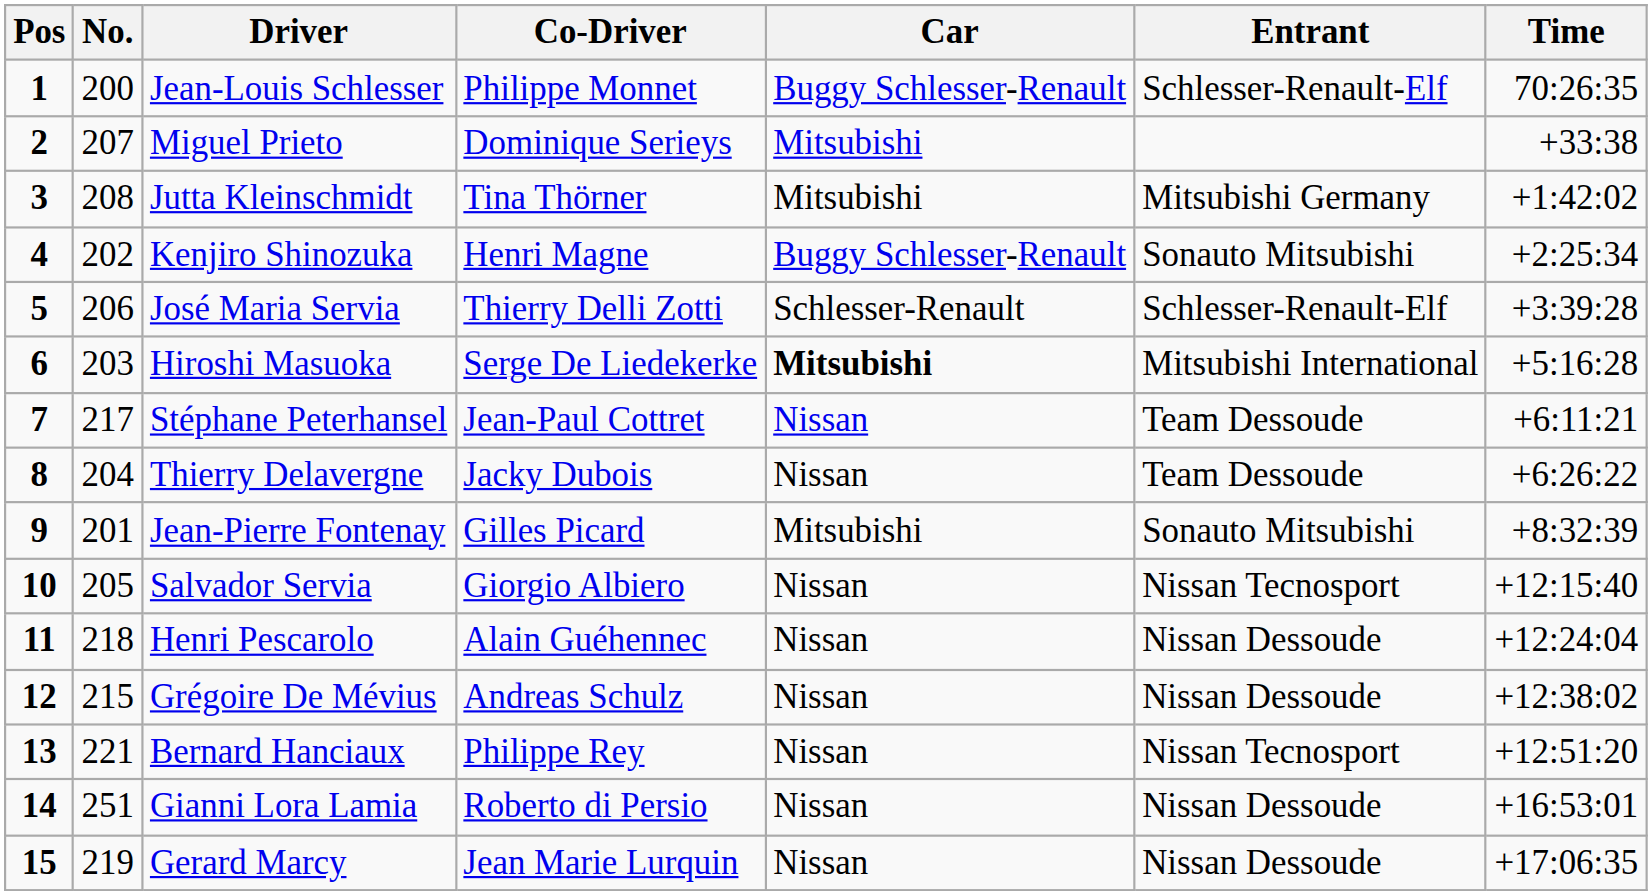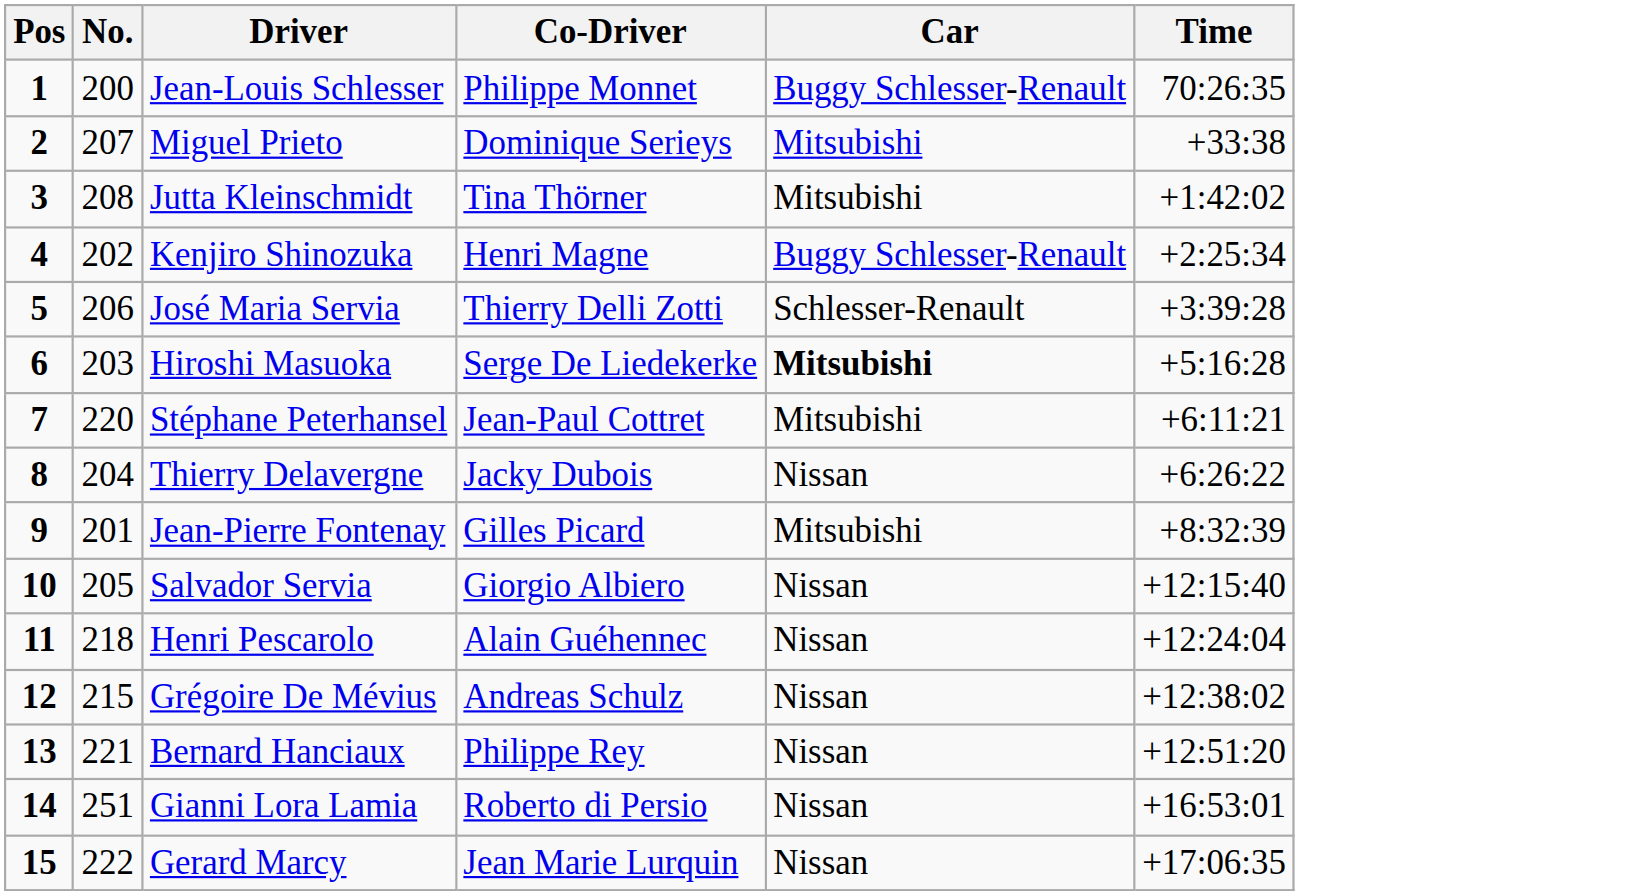- column: (1310, 32)
(108, 419) 217 -> (108, 419) 220
(821, 419) Nissan -> (848, 419) Mitsubishi
(108, 861) 219 -> (108, 861) 222
